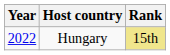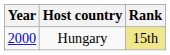(22, 38) 2022 -> (22, 38) 2000
